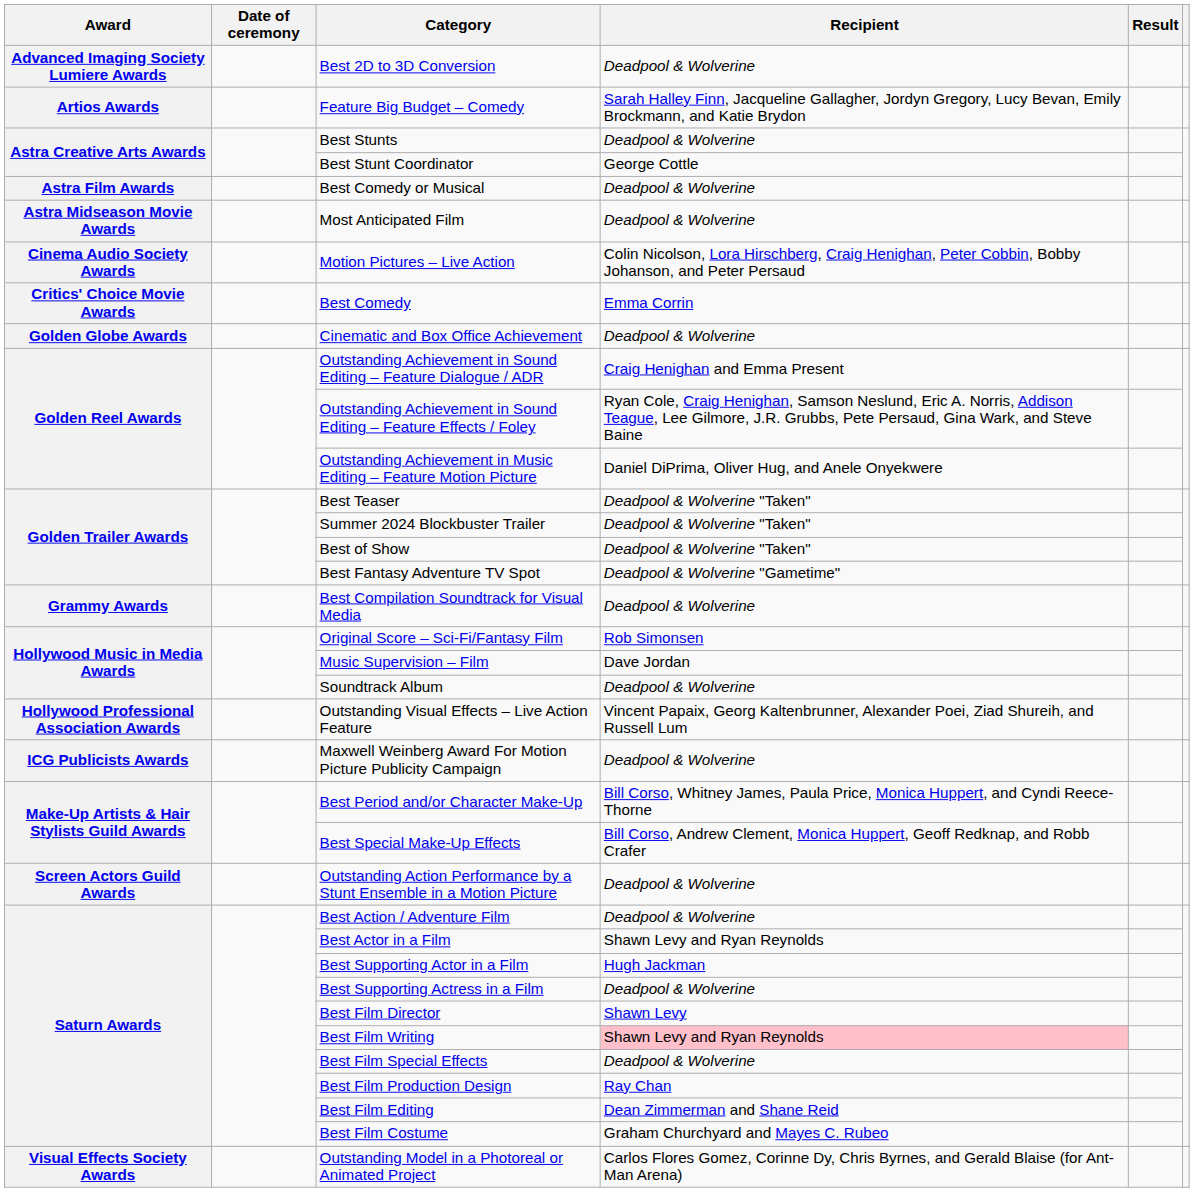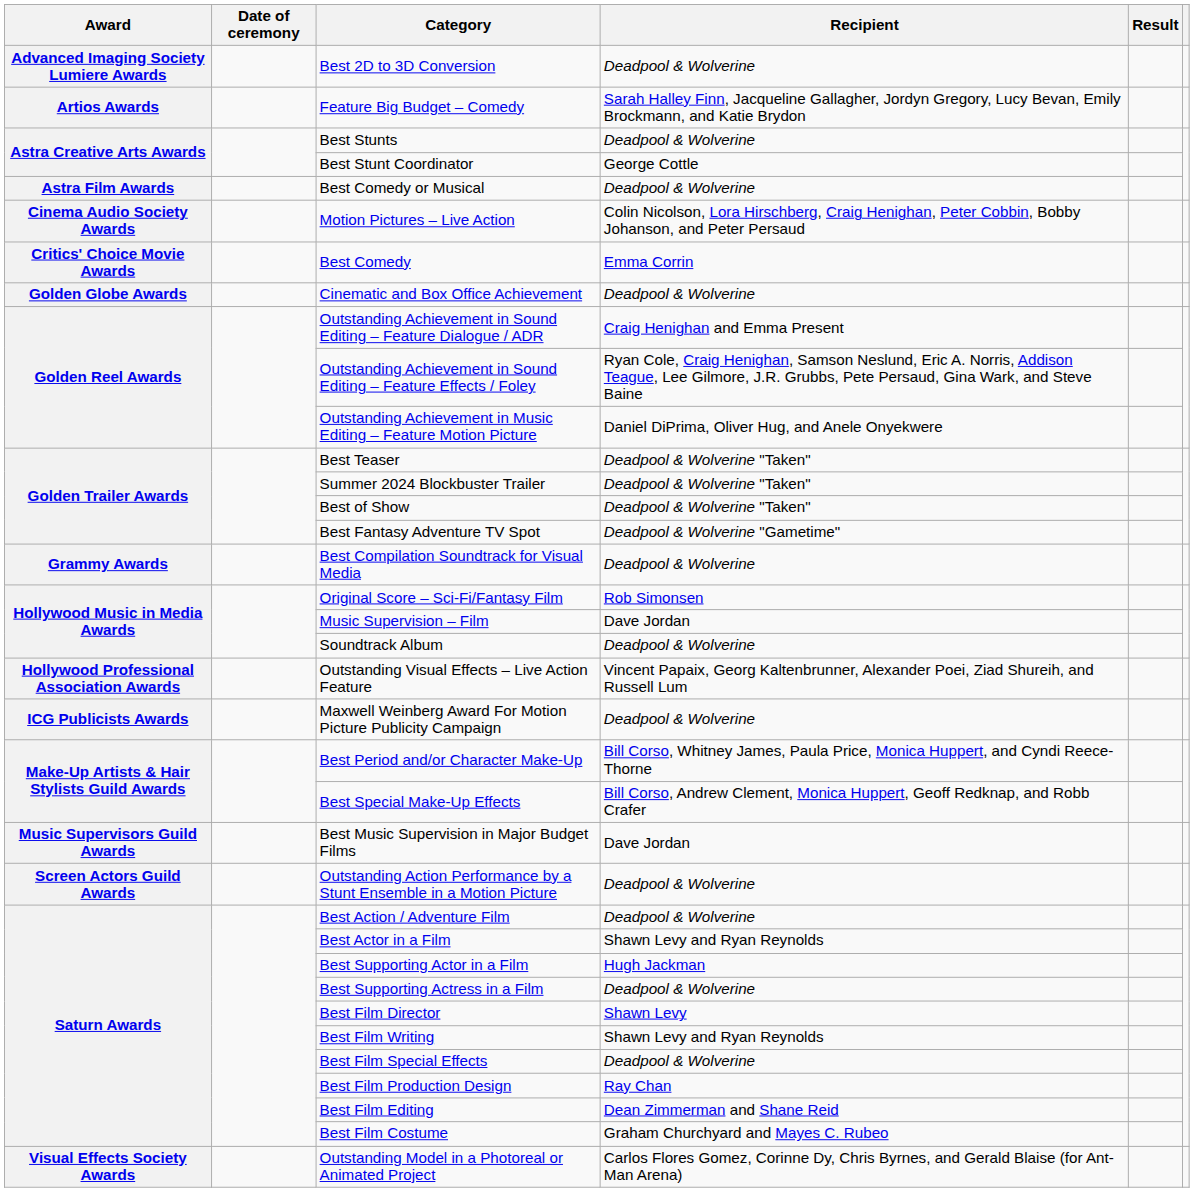- row: (392, 221)
+ row: (454, 843)
(714, 1037) pink background -> (714, 1037) no background
